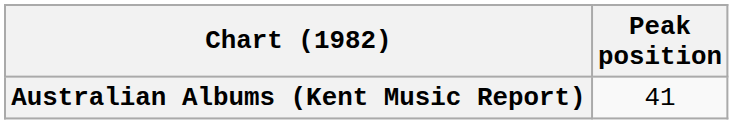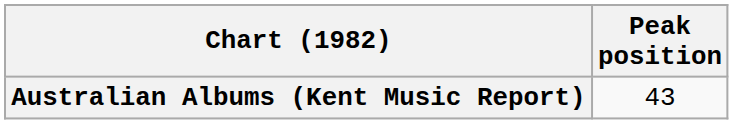(660, 98) 41 -> (660, 98) 43
